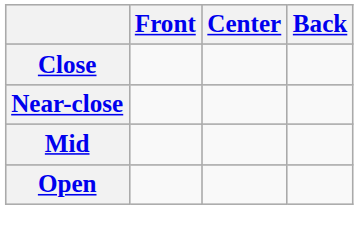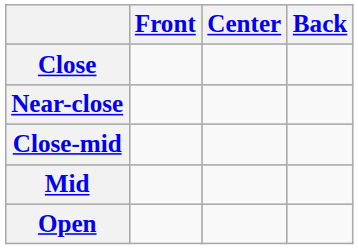+ row: (67, 143)
